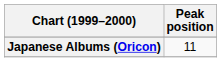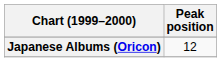(190, 47) 11 -> (190, 47) 12
